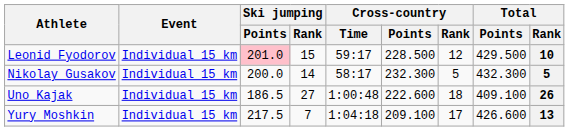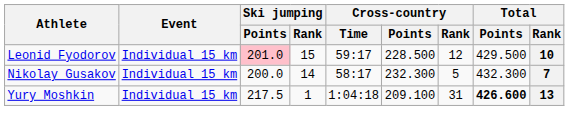(547, 75) 5 -> (547, 75) 7
- row: (40, 95)
(308, 116) 7 -> (308, 95) 1
(456, 116) 17 -> (456, 95) 31
(501, 116) normal -> (501, 95) bold
